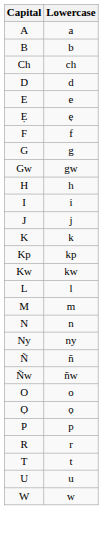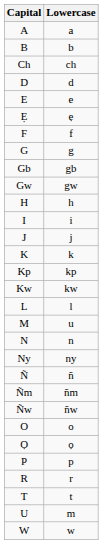+ row: (24, 168)
(71, 306) m -> (71, 323) u
+ row: (24, 392)
(71, 479) u -> (71, 513) m
